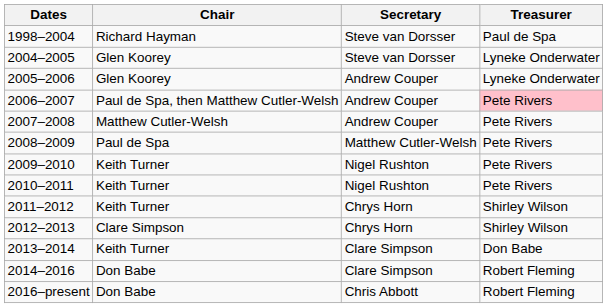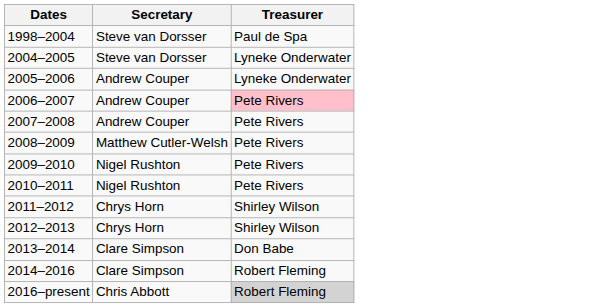- column: (217, 15)
(529, 292) no background -> (280, 292) lightgrey background
